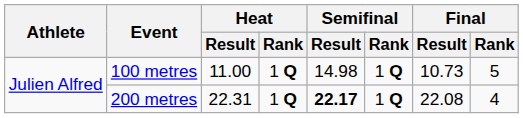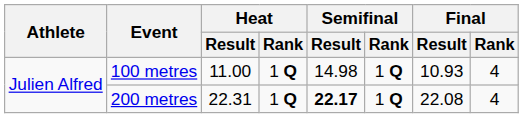(442, 72) 10.73 -> (442, 72) 10.93
(494, 72) 5 -> (494, 72) 4
